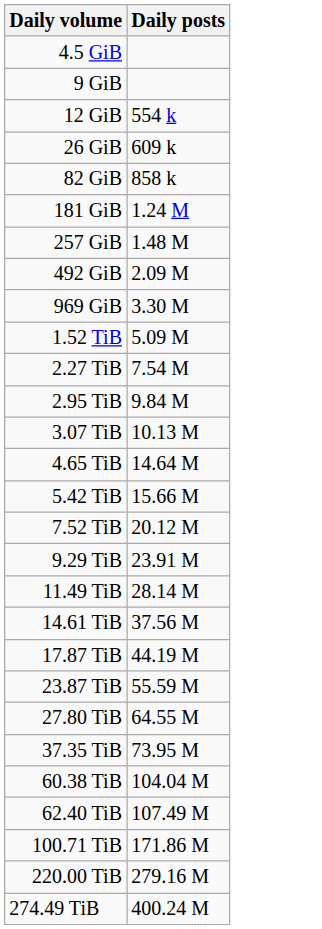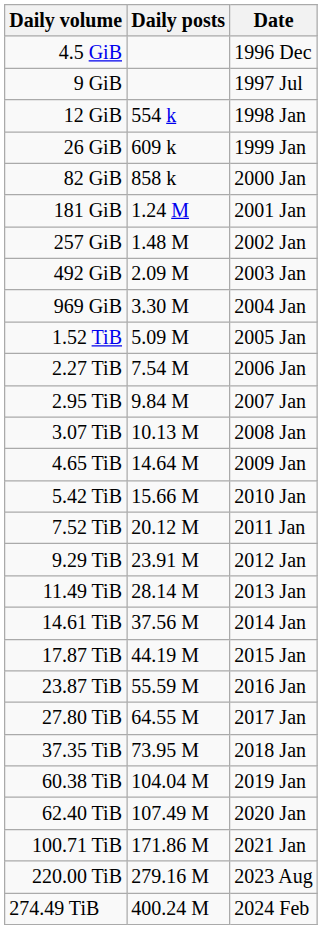+ column: (274, 20)
